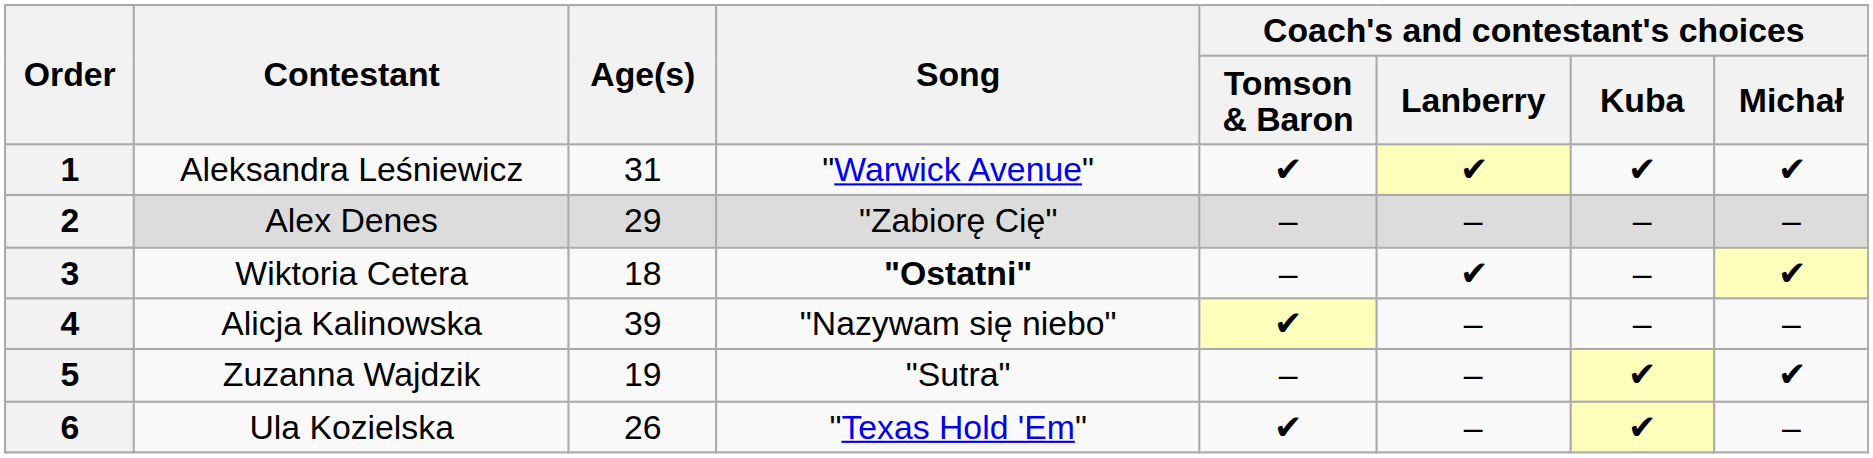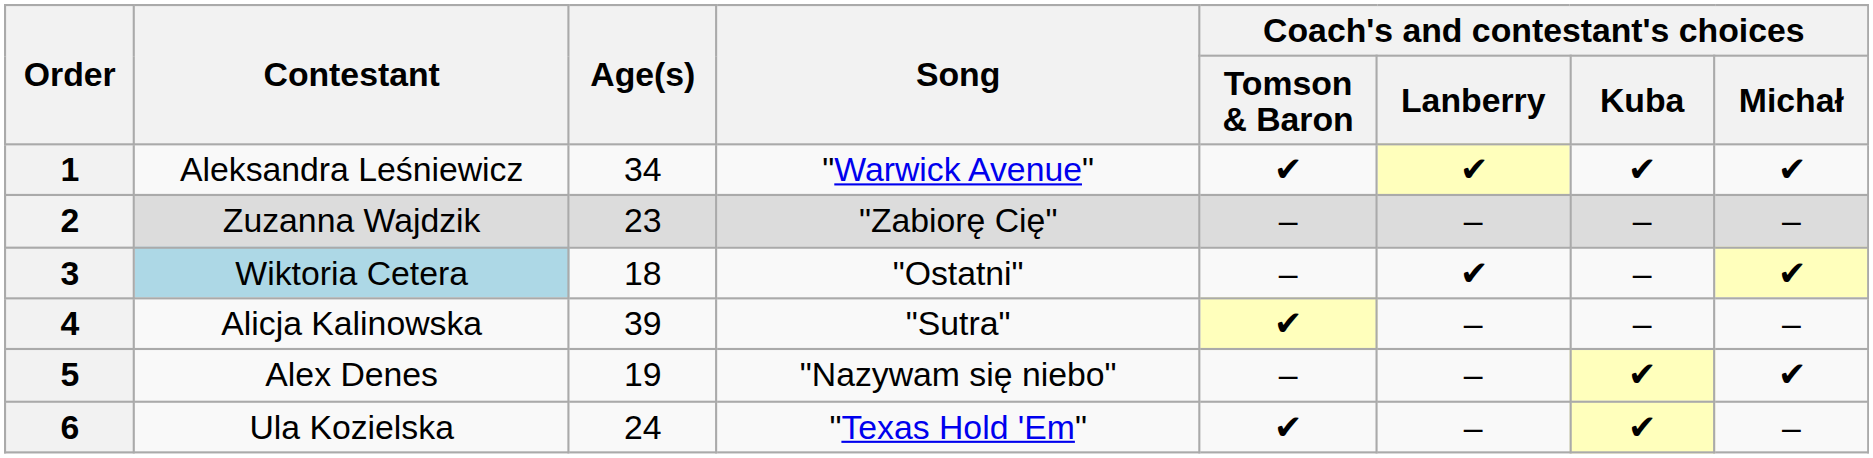(643, 170) 31 -> (643, 170) 34
(352, 221) Alex Denes -> (352, 221) Zuzanna Wajdzik
(643, 221) 29 -> (643, 221) 23
(352, 272) no background -> (352, 272) lightblue background
(958, 272) bold -> (958, 272) normal
(958, 324) "Nazywam się niebo" -> (958, 324) "Sutra"
(352, 375) Zuzanna Wajdzik -> (352, 375) Alex Denes
(958, 375) "Sutra" -> (958, 375) "Nazywam się niebo"
(643, 427) 26 -> (643, 427) 24
